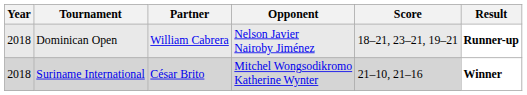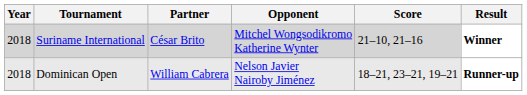rows swapped: (91, 74) <-> (77, 41)
